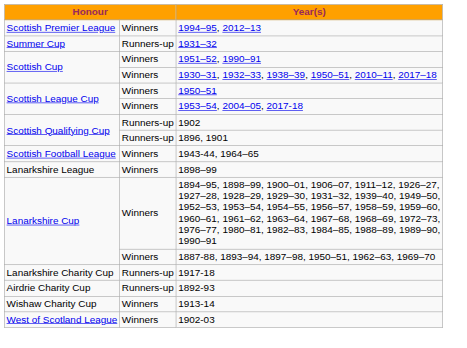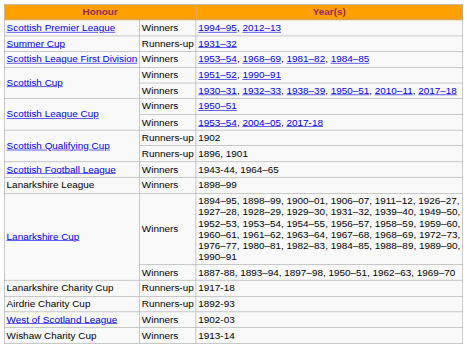+ row: (284, 59)
rows swapped: (196, 304) <-> (196, 319)
